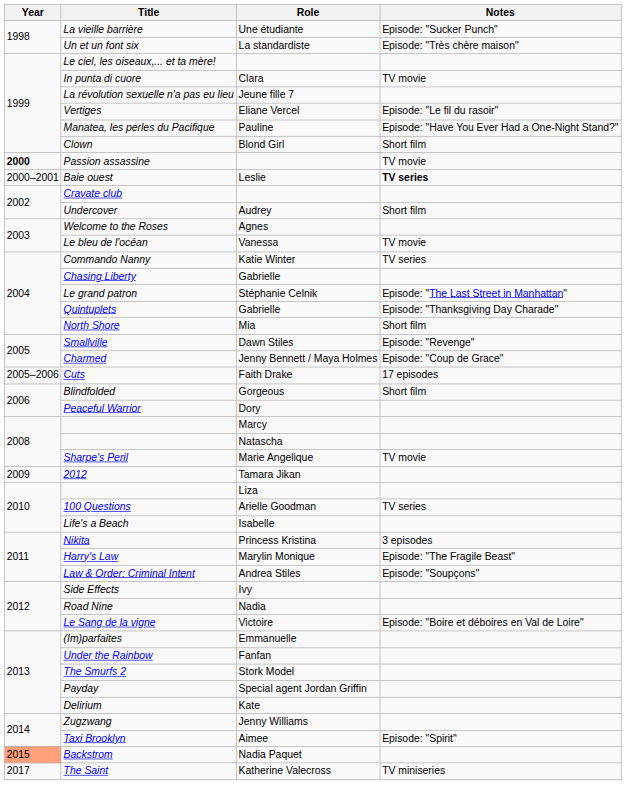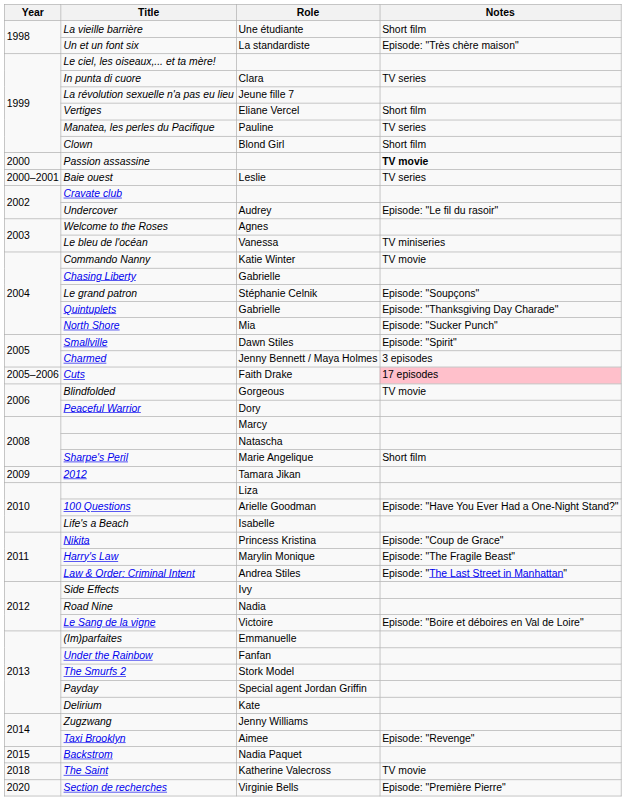(440, 29) Episode: "Sucker Punch" -> (404, 29) Short film
(404, 78) TV movie -> (404, 78) TV series
(440, 111) Episode: "Le fil du rasoir" -> (404, 111) Short film
(500, 128) Episode: "Have You Ever Had a One-Night Stand?" -> (404, 128) TV series
(18, 161) bold -> (18, 161) normal
(404, 161) normal -> (405, 161) bold
(405, 177) bold -> (404, 177) normal
(404, 210) Short film -> (440, 210) Episode: "Le fil du rasoir"
(404, 243) TV movie -> (414, 243) TV miniseries
(404, 260) TV series -> (404, 260) TV movie
(475, 293) Episode: "The Last Street in Manhattan" -> (431, 293) Episode: "Soupçons"
(404, 326) Short film -> (440, 326) Episode: "Sucker Punch"
(428, 342) Episode: "Revenge" -> (419, 342) Episode: "Spirit"
(443, 359) Episode: "Coup de Grace" -> (407, 359) 3 episodes
(410, 375) no background -> (410, 375) pink background
(404, 392) Short film -> (404, 392) TV movie
(404, 458) TV movie -> (404, 458) Short film
(404, 507) TV series -> (500, 507) Episode: "Have You Ever Had a One-Night Stand?"
(407, 540) 3 episodes -> (443, 540) Episode: "Coup de Grace"
(431, 573) Episode: "Soupçons" -> (475, 573) Episode: "The Last Street in Manhattan"
(419, 738) Episode: "Spirit" -> (428, 738) Episode: "Revenge"
(18, 754) lightsalmon background -> (18, 754) no background
(18, 771) 2017 -> (18, 771) 2018
(414, 771) TV miniseries -> (404, 771) TV movie
+ row: (115, 787)
